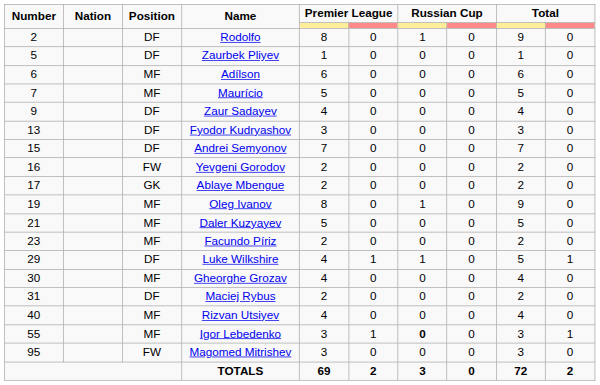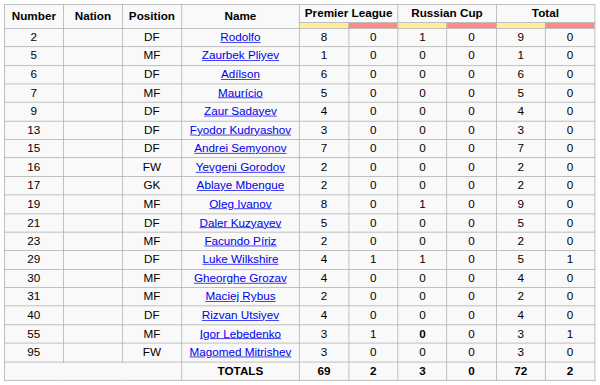(152, 56) DF -> (152, 56) MF
(152, 74) MF -> (152, 74) DF
(152, 222) MF -> (152, 222) DF
(152, 297) DF -> (152, 297) MF
(152, 315) MF -> (152, 315) DF
